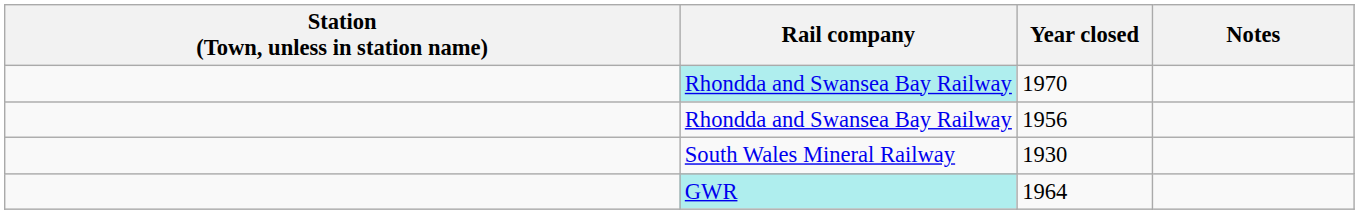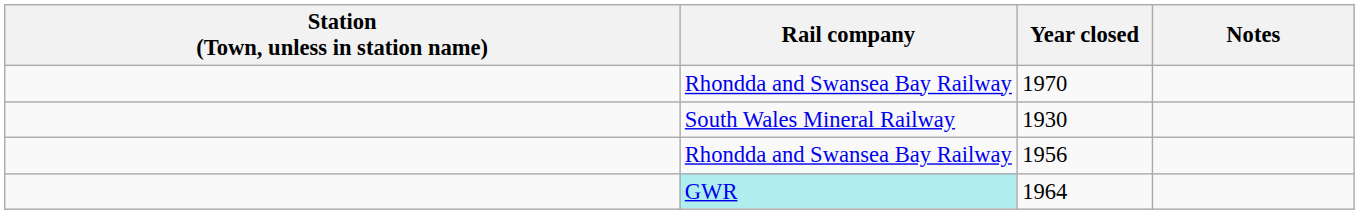(848, 83) paleturquoise background -> (848, 83) no background
rows swapped: (1045, 155) <-> (1045, 119)
